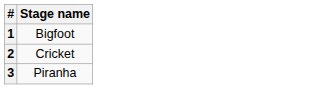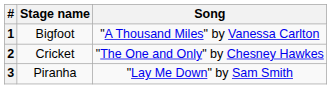+ column: (210, 14)
